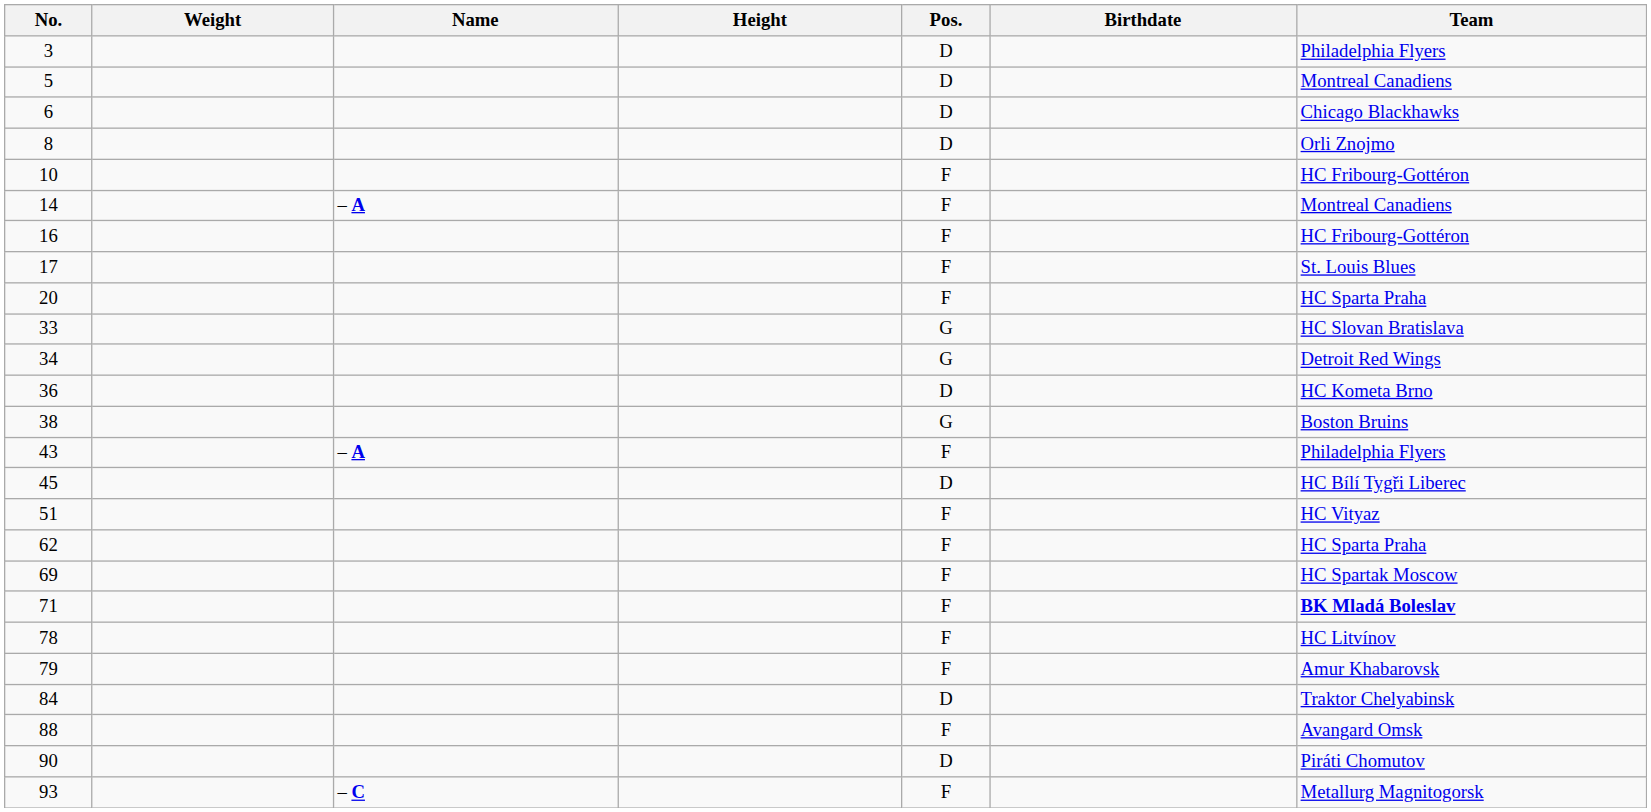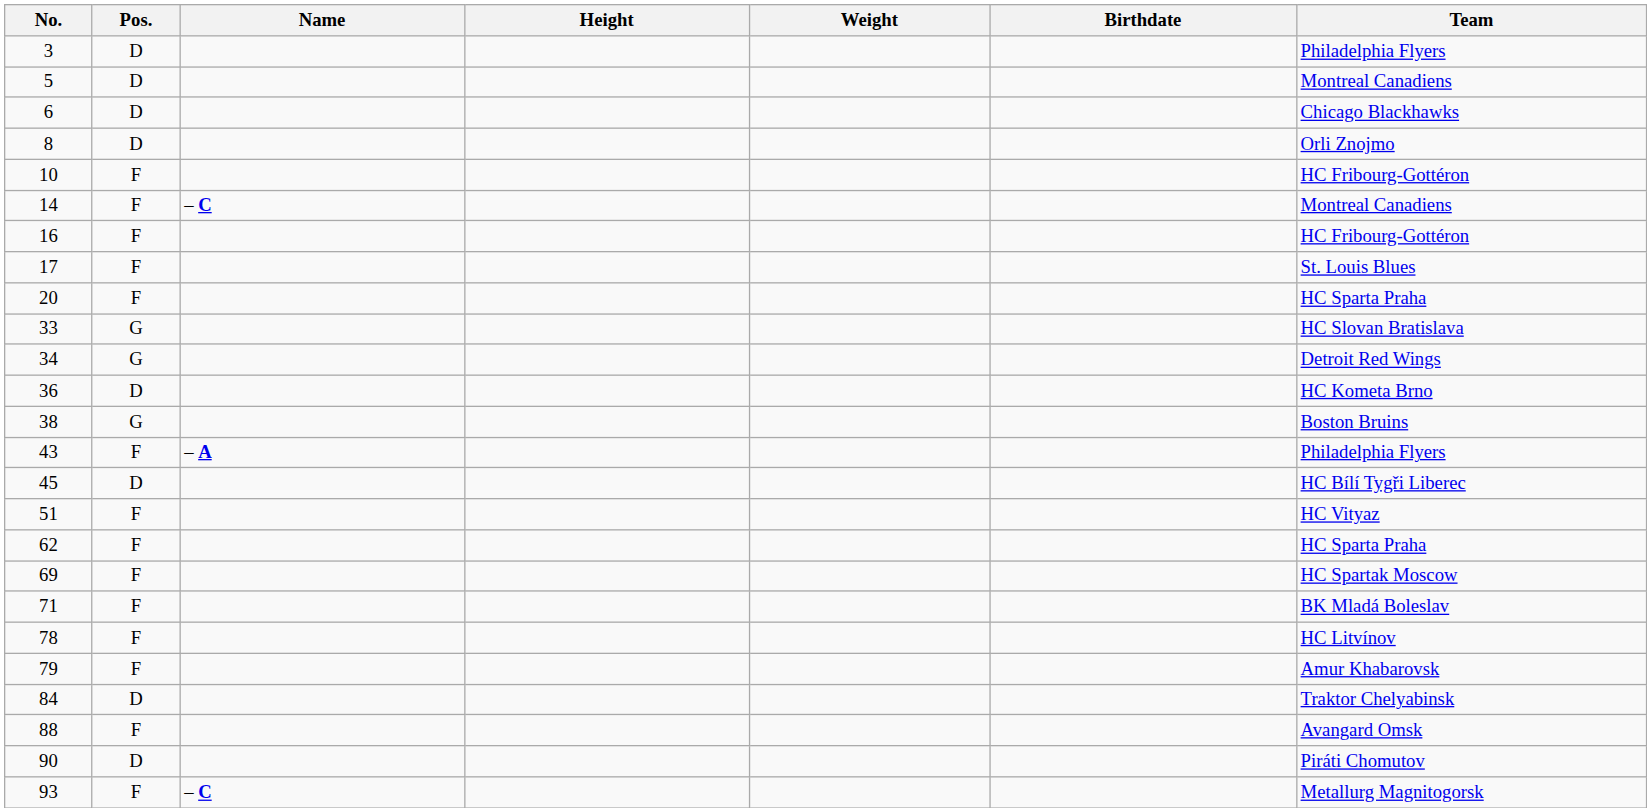columns swapped: (946, 20) <-> (213, 20)
(351, 205) – A -> (198, 205) – C
(1378, 606) bold -> (1375, 606) normal
